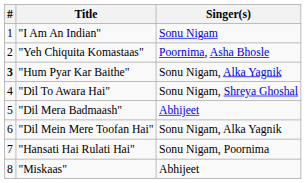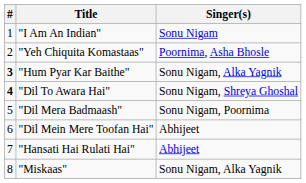(10, 91) normal -> (10, 91) bold
(179, 110) Abhijeet -> (214, 110) Sonu Nigam, Poornima
(220, 130) Sonu Nigam, Alka Yagnik -> (179, 130) Abhijeet
(214, 149) Sonu Nigam, Poornima -> (179, 149) Abhijeet
(179, 168) Abhijeet -> (220, 168) Sonu Nigam, Alka Yagnik
